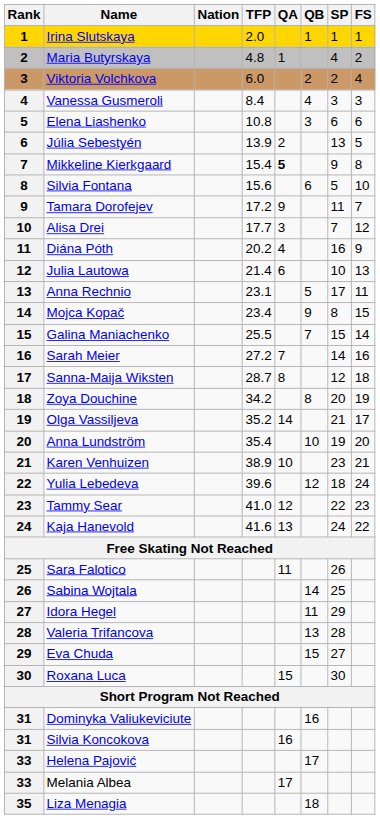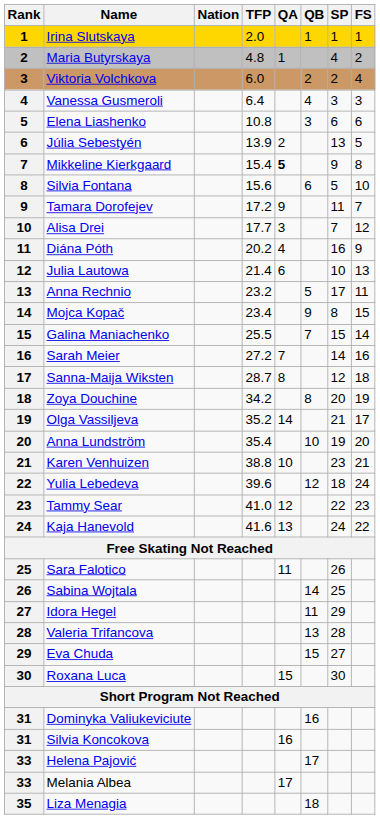(255, 100) 8.4 -> (255, 100) 6.4
(259, 292) 23.1 -> (259, 292) 23.2
(259, 462) 38.9 -> (259, 462) 38.8
